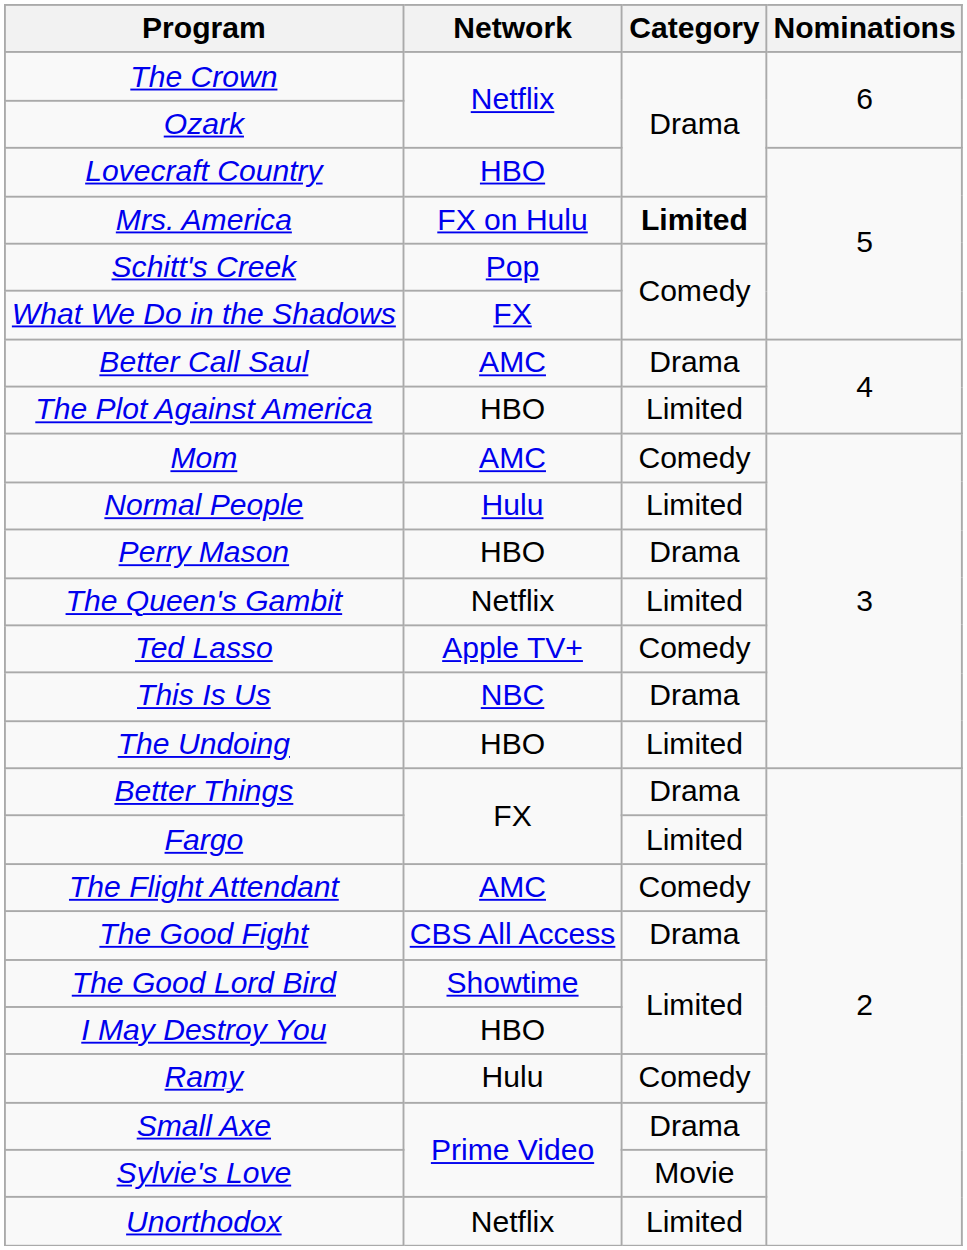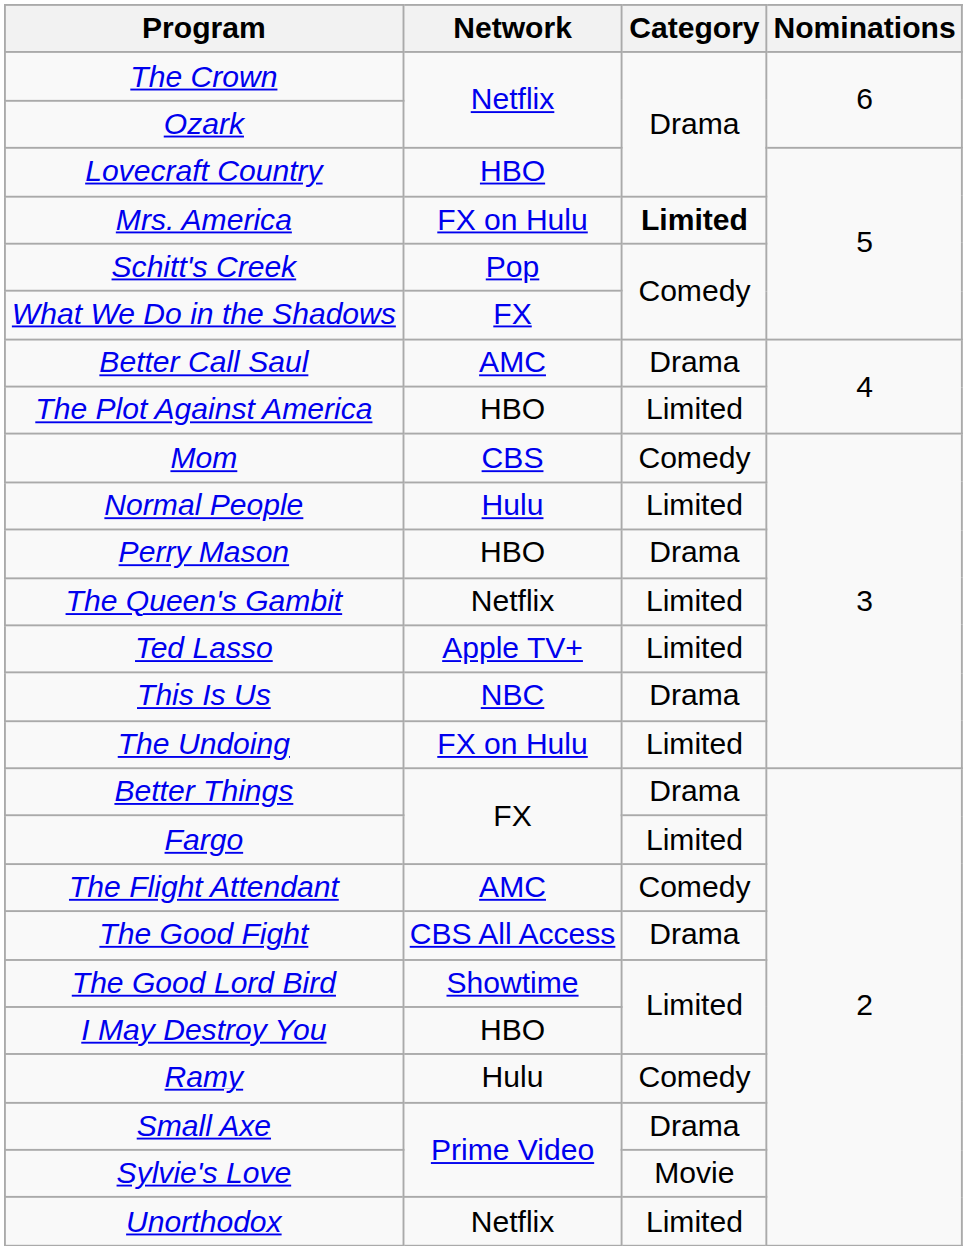(513, 457) AMC -> (513, 457) CBS
(694, 648) Comedy -> (694, 648) Limited
(513, 743) HBO -> (513, 743) FX on Hulu
